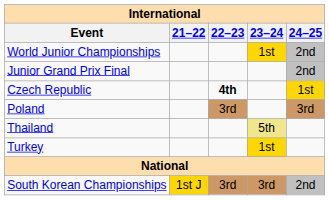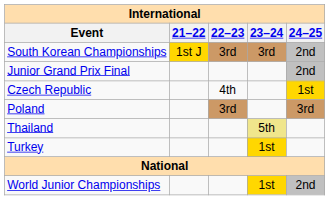rows swapped: (84, 52) <-> (87, 185)
(228, 90) bold -> (228, 90) normal
